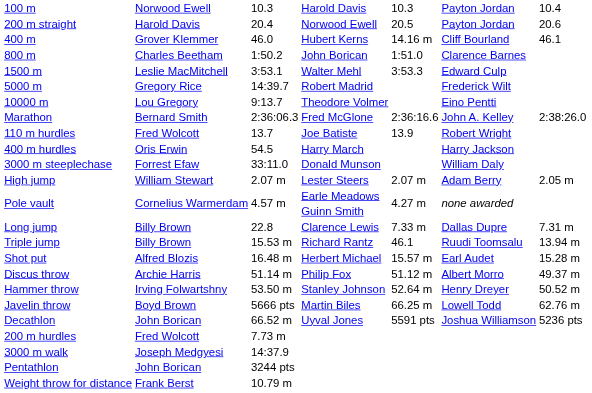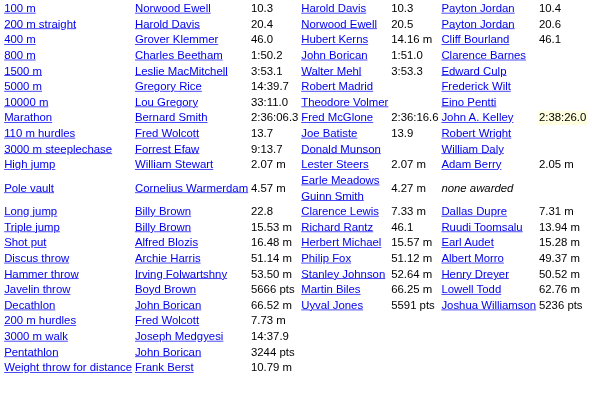(267, 102) 9:13.7 -> (270, 102) 33:11.0
(563, 118) no background -> (563, 118) lightyellow background
- row: (40, 149)
(270, 164) 33:11.0 -> (267, 149) 9:13.7
